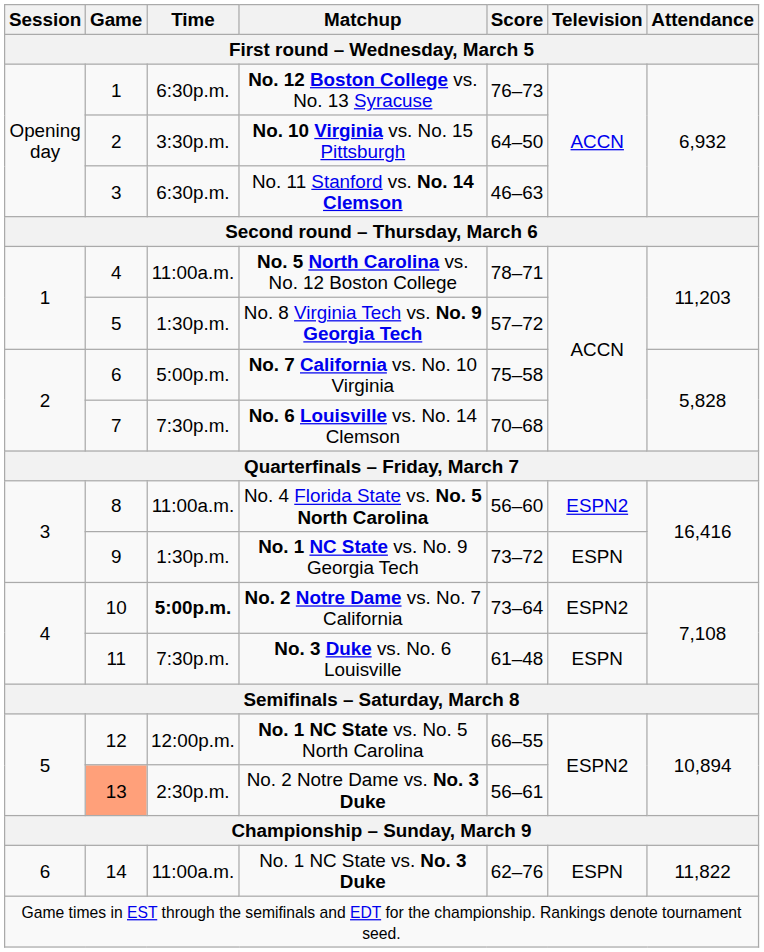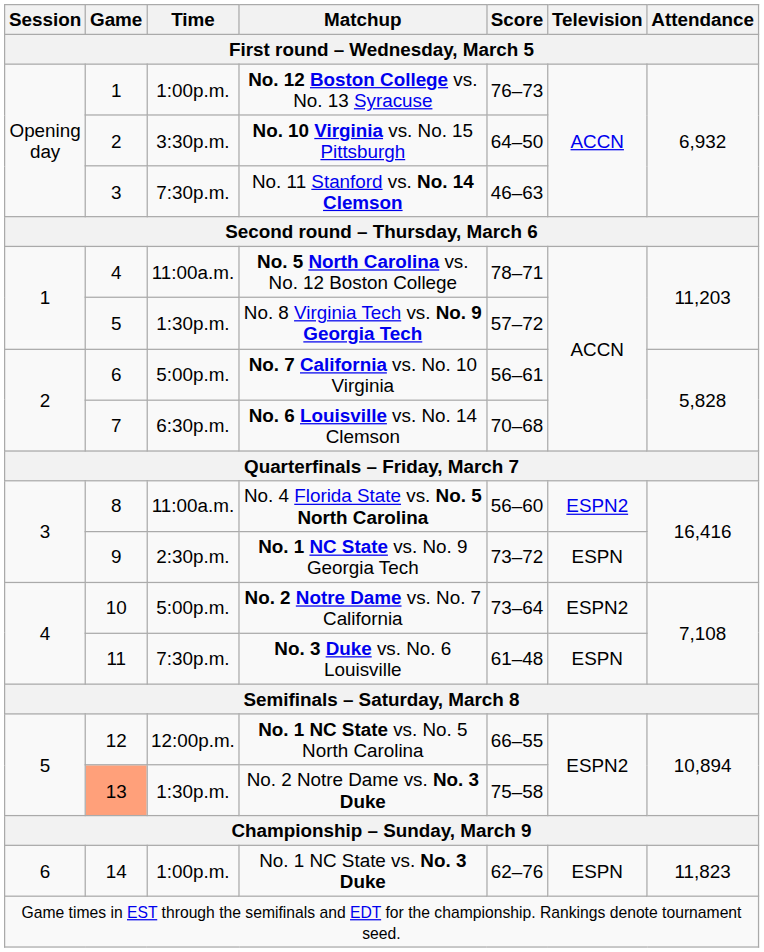(193, 90) 6:30p.m. -> (193, 90) 1:00p.m.
(193, 192) 6:30p.m. -> (193, 192) 7:30p.m.
(517, 374) 75–58 -> (517, 374) 56–61
(193, 425) 7:30p.m. -> (193, 425) 6:30p.m.
(193, 557) 1:30p.m. -> (193, 557) 2:30p.m.
(193, 608) bold -> (193, 608) normal
(193, 790) 2:30p.m. -> (193, 790) 1:30p.m.
(517, 790) 56–61 -> (517, 790) 75–58
(193, 871) 11:00a.m. -> (193, 871) 1:00p.m.
(703, 871) 11,822 -> (703, 871) 11,823
